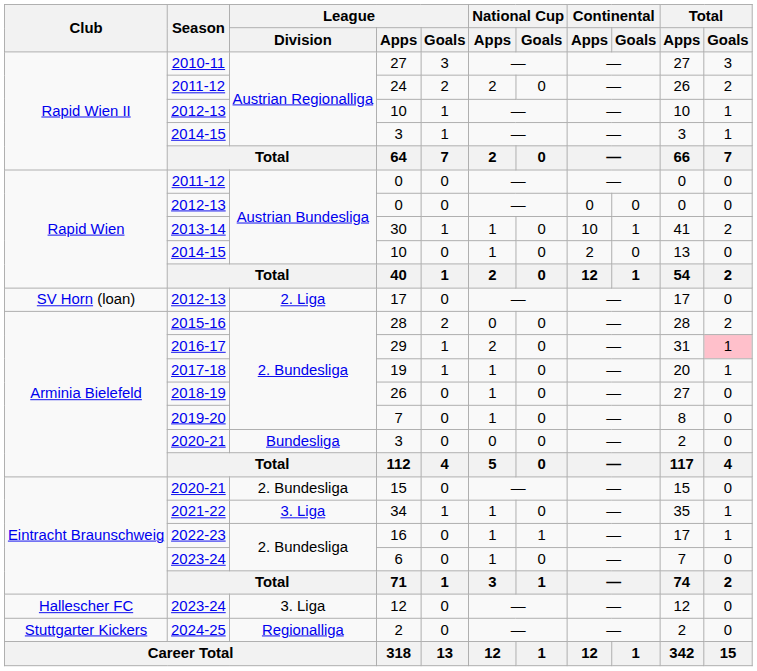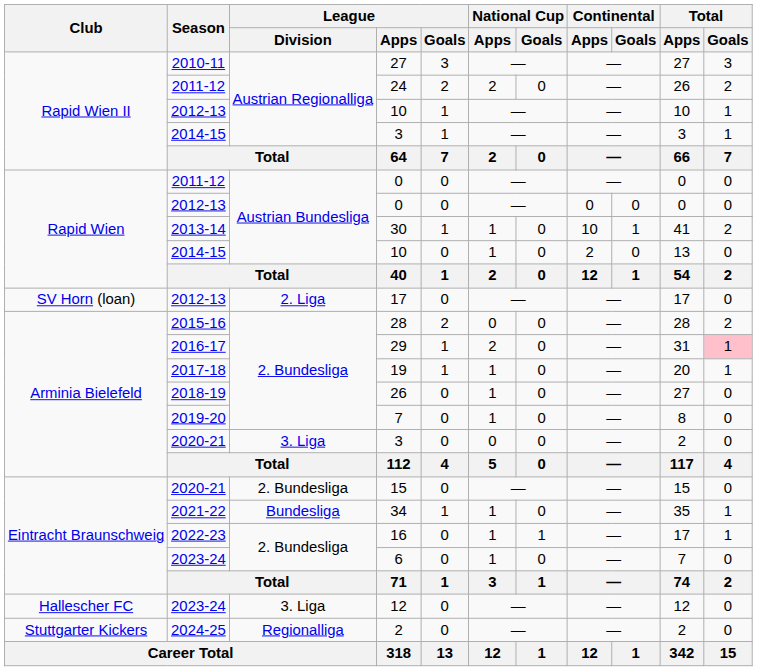(303, 441) Bundesliga -> (303, 441) 3. Liga
(303, 511) 3. Liga -> (303, 511) Bundesliga
